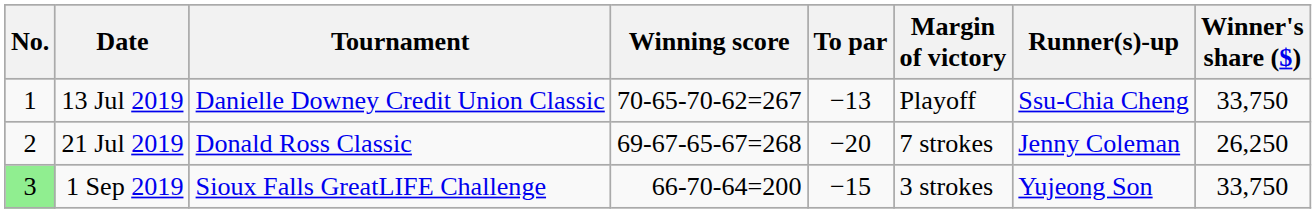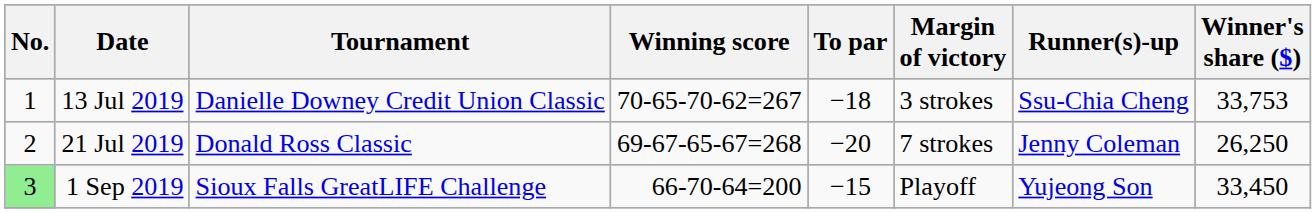(851, 100) −13 -> (851, 100) −18
(938, 100) Playoff -> (946, 100) 3 strokes
(1252, 100) 33,750 -> (1252, 100) 33,753
(946, 186) 3 strokes -> (938, 186) Playoff
(1252, 186) 33,750 -> (1252, 186) 33,450
